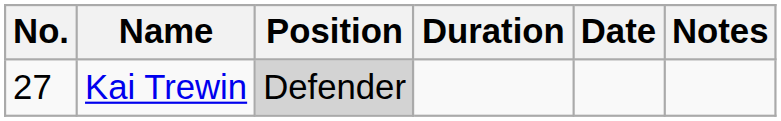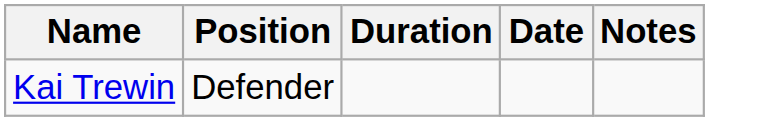- column: (41, 32)
(335, 87) lightgrey background -> (263, 87) no background
